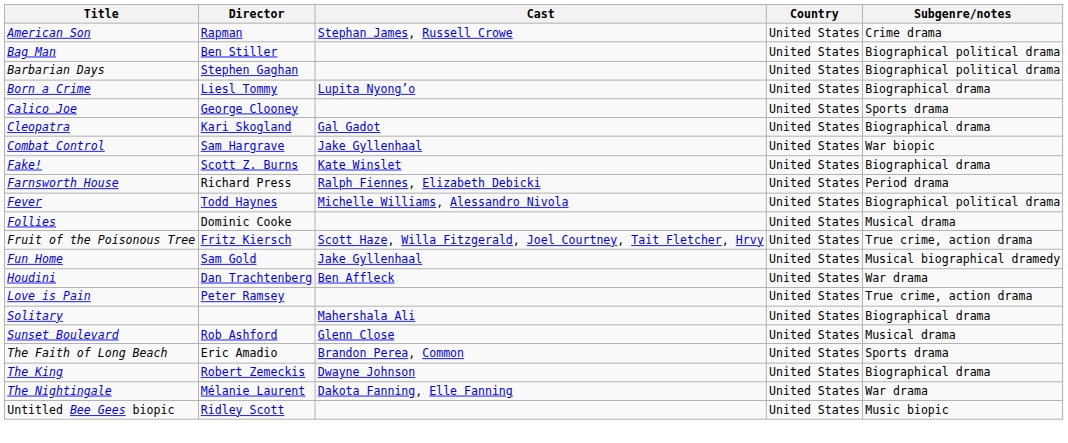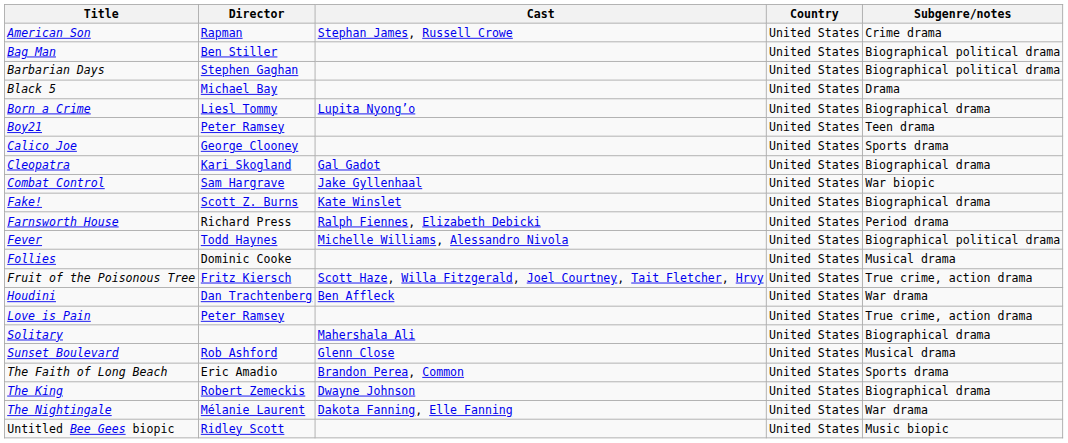+ row: (32, 89)
+ row: (25, 127)
- row: (35, 259)
